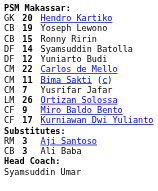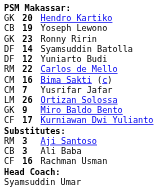(9, 39) CB -> (9, 39) GK
(27, 39) 15 -> (27, 39) 23
(9, 69) CM -> (9, 69) RM
(27, 80) 11 -> (27, 80) 16
(9, 110) CF -> (9, 110) GK
+ row: (74, 161)
